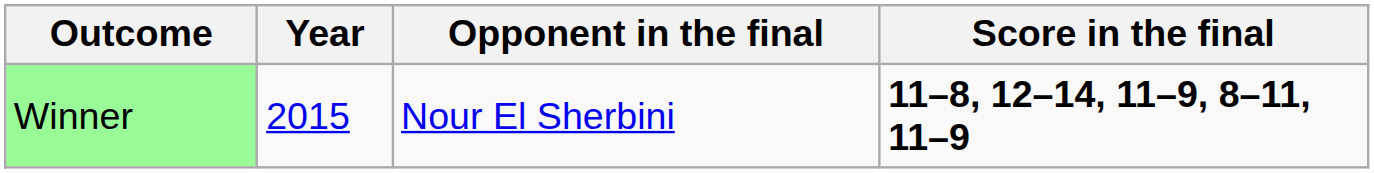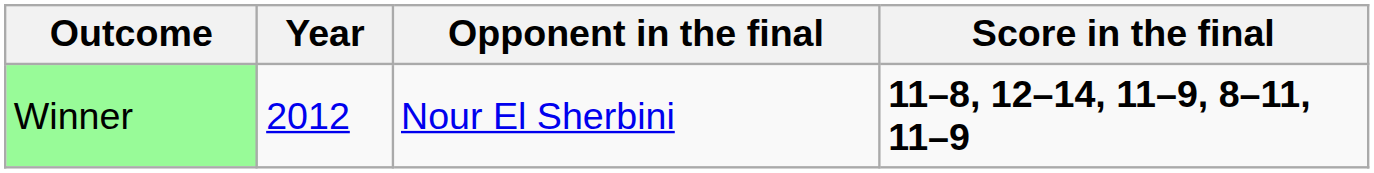(308, 115) 2015 -> (308, 115) 2012
